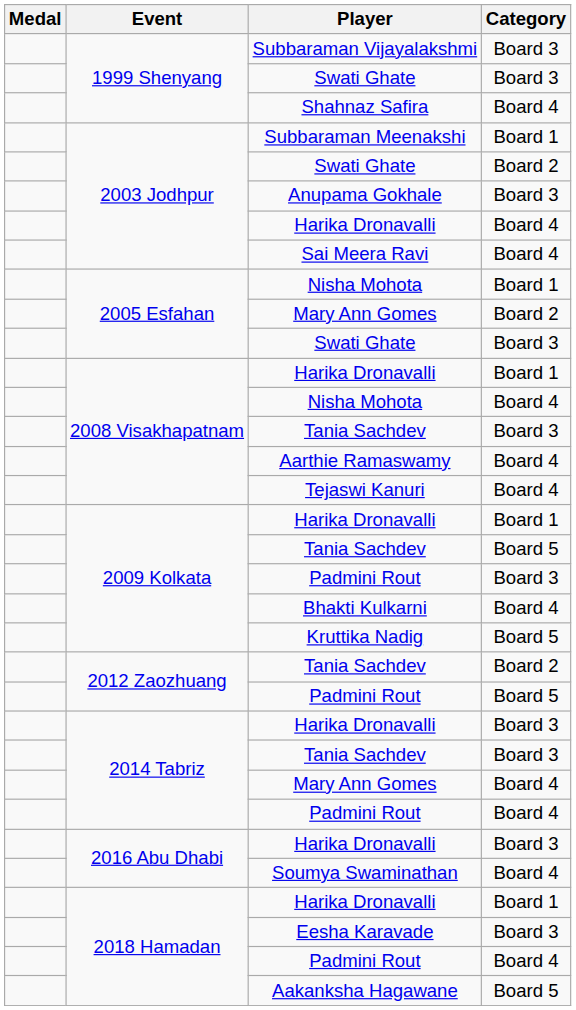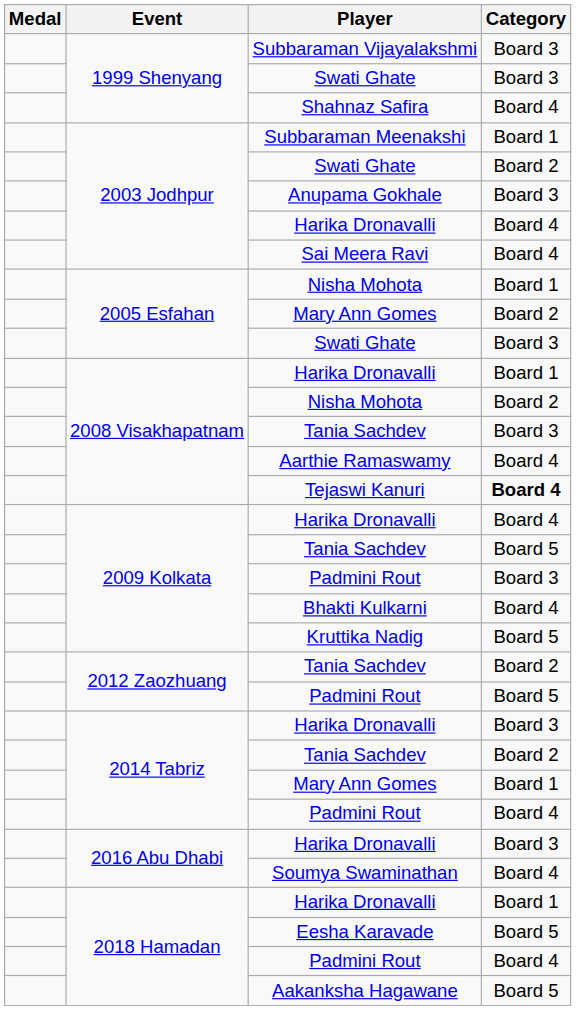(526, 401) Board 4 -> (526, 401) Board 2
(526, 490) normal -> (526, 490) bold
(526, 519) Board 1 -> (526, 519) Board 4
(526, 755) Board 3 -> (526, 755) Board 2
(526, 784) Board 4 -> (526, 784) Board 1
(526, 931) Board 3 -> (526, 931) Board 5
